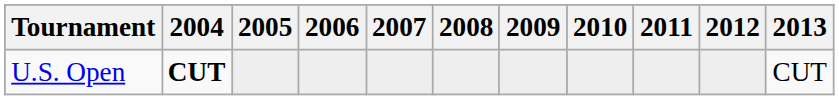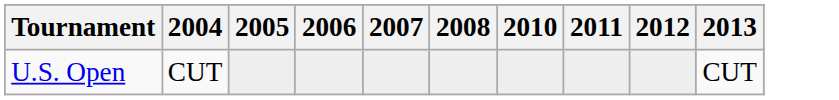- column: (533, 27)
(197, 71) bold -> (195, 71) normal
